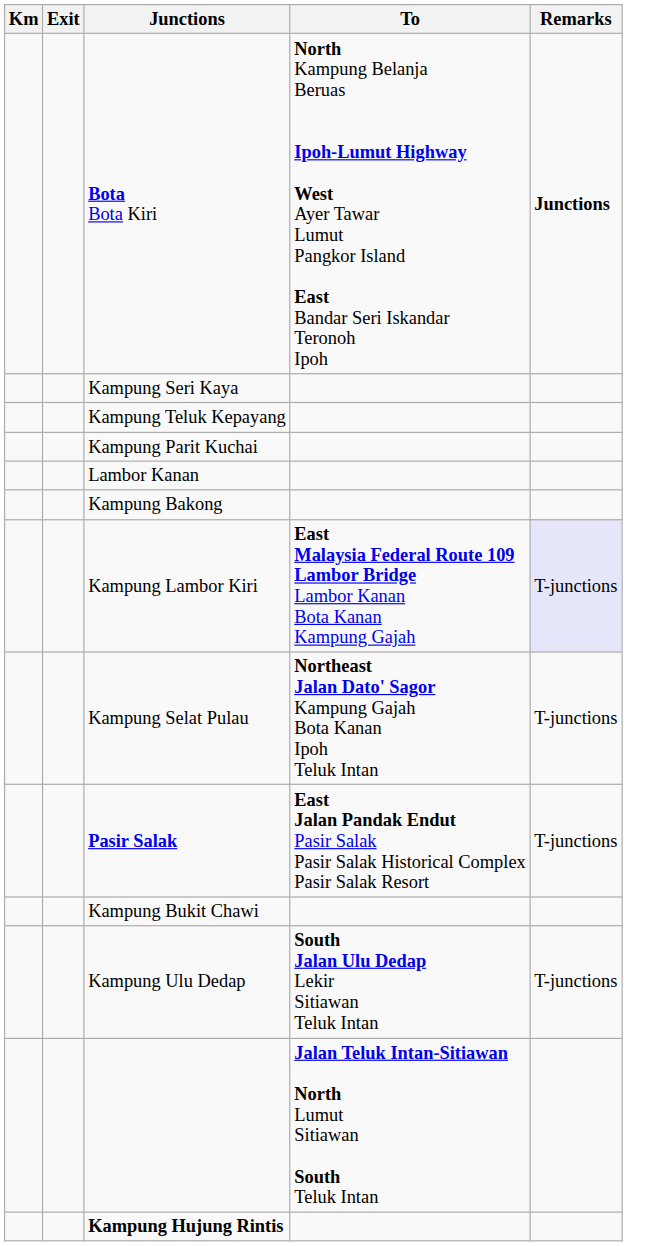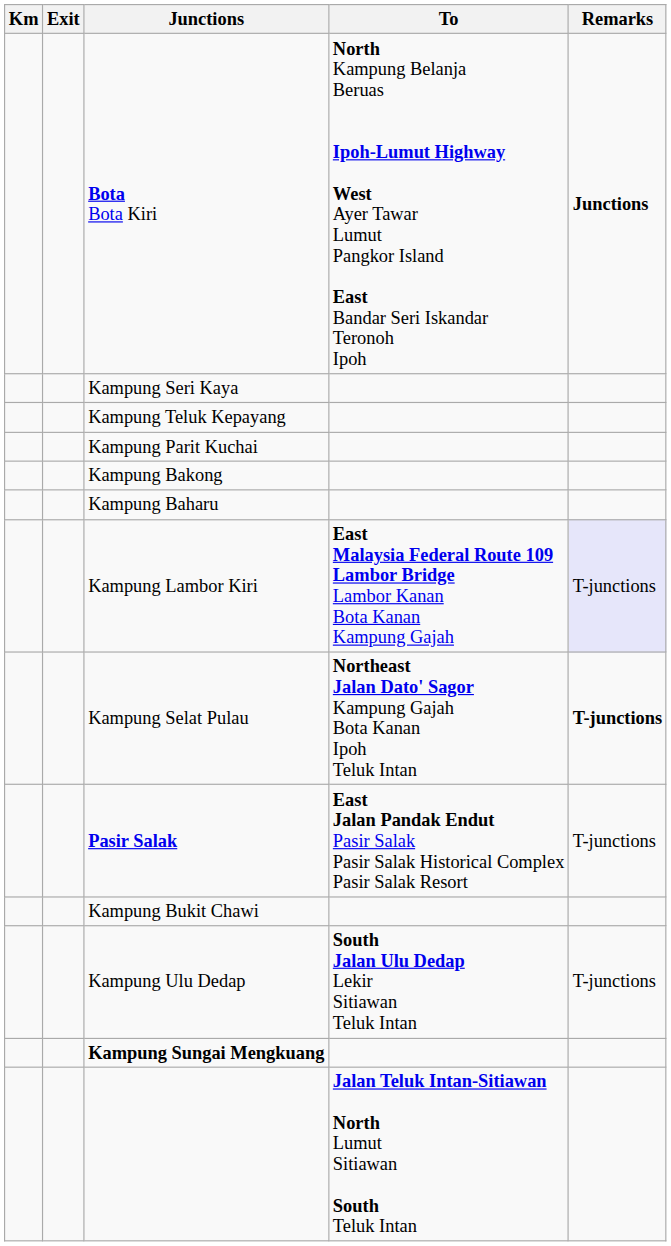- row: (144, 475)
+ row: (153, 504)
(576, 718) normal -> (617, 718) bold
+ row: (206, 1052)
- row: (186, 1226)
